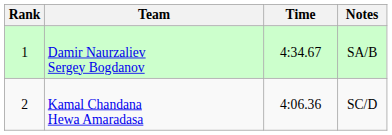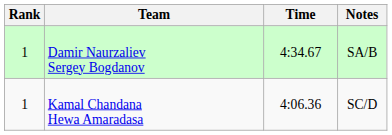(25, 104) 2 -> (25, 104) 1
